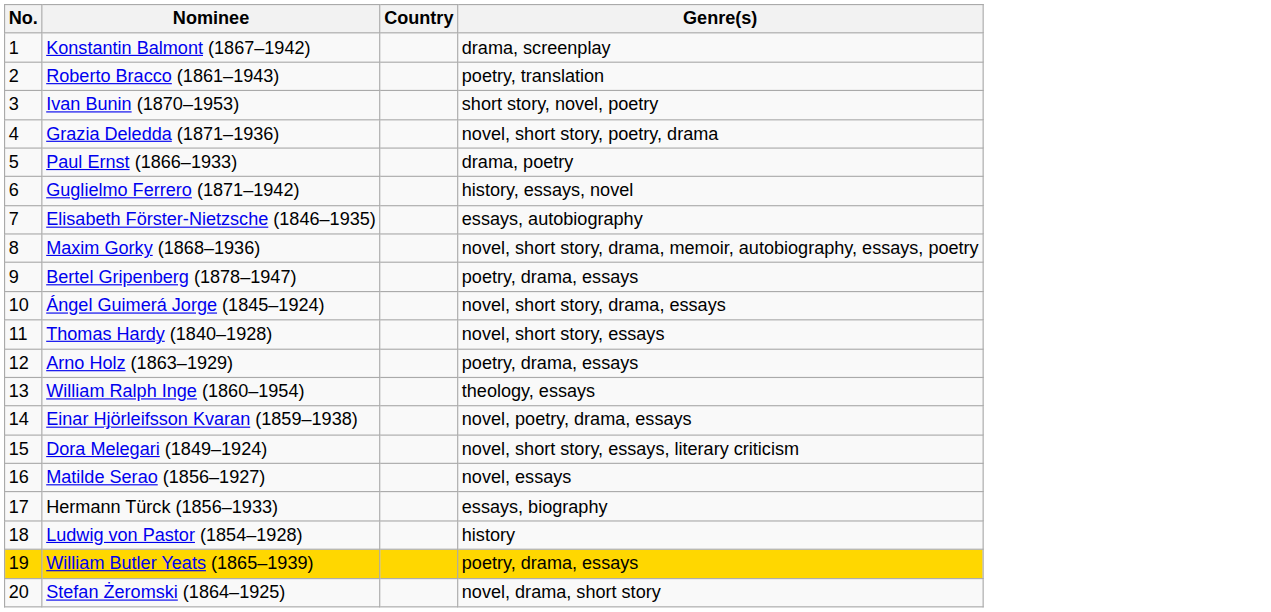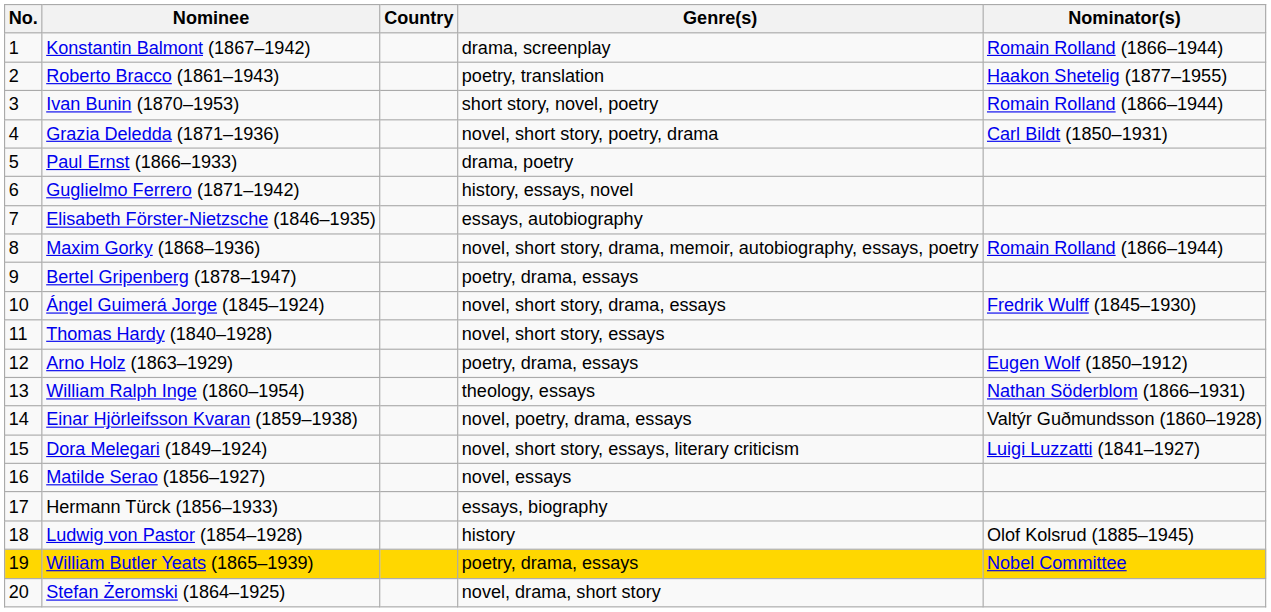+ column: (1125, 18)
